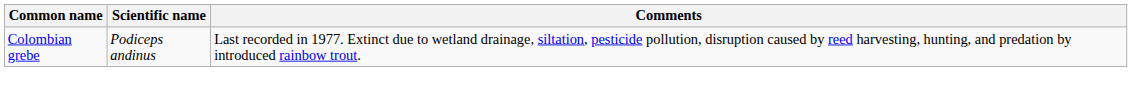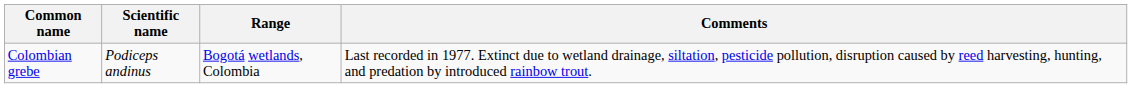+ column: (271, 24)
